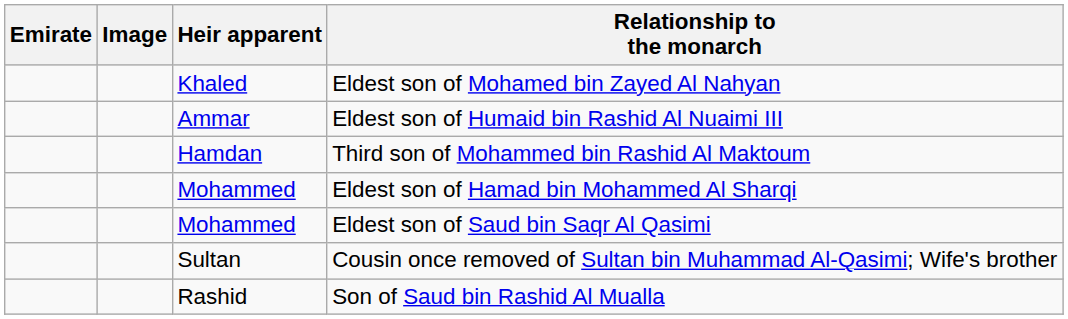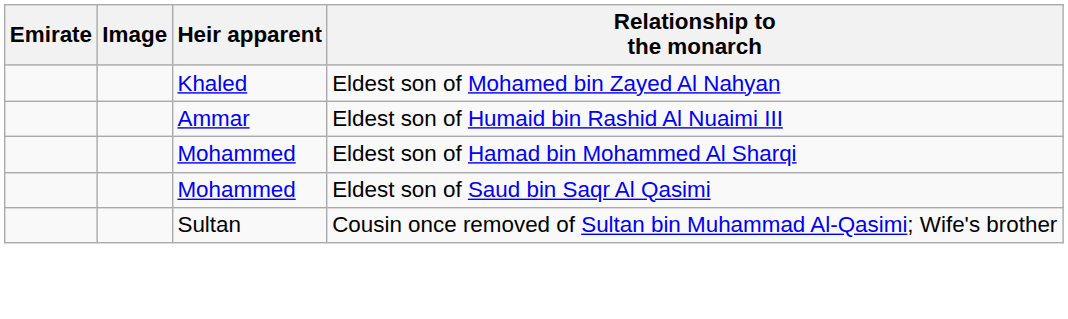- row: (571, 154)
- row: (498, 296)
